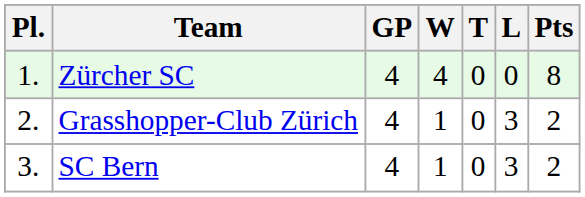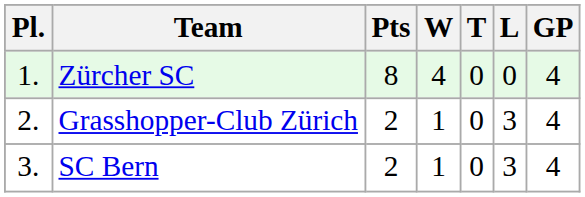columns swapped: (392, 27) <-> (554, 27)
